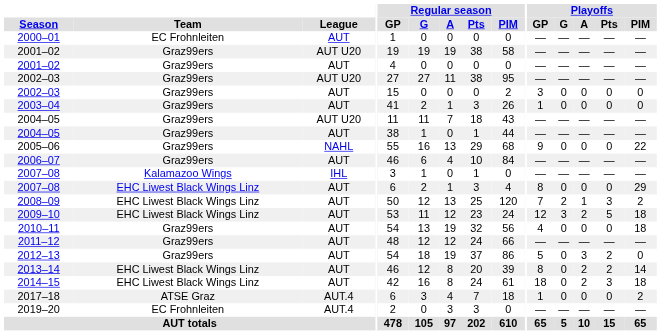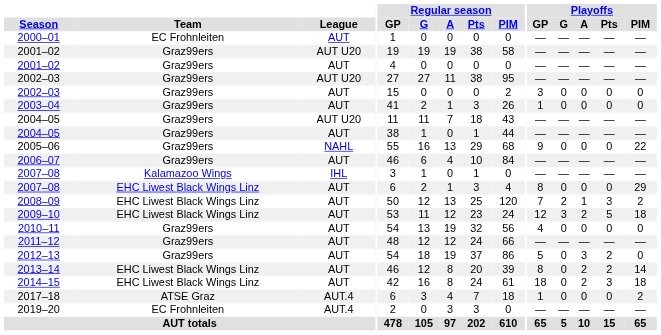(640, 228) 18 -> (640, 228) 0
